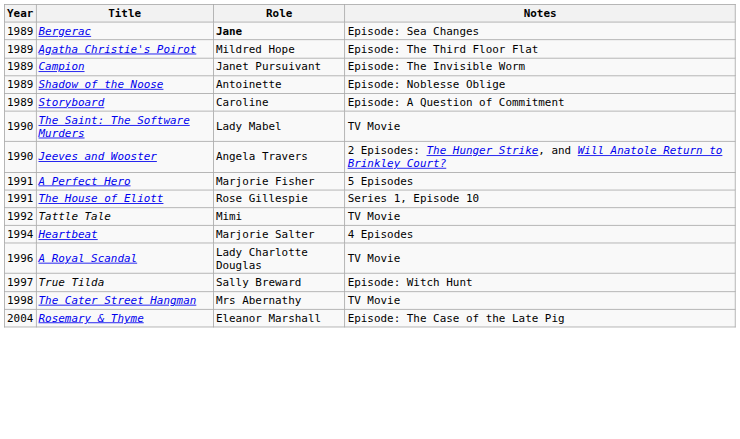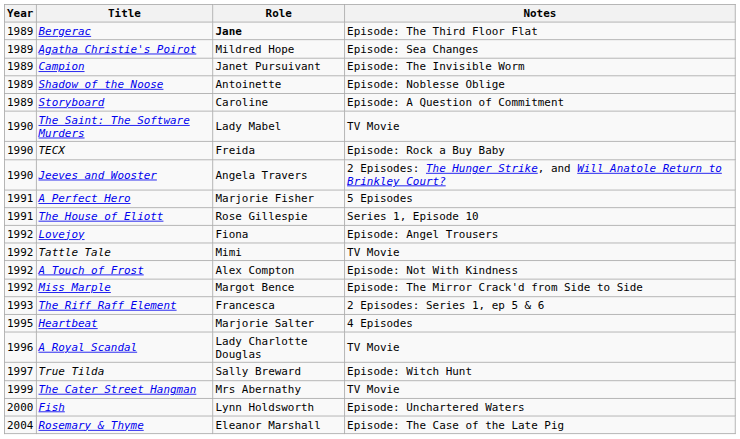(413, 31) Episode: Sea Changes -> (442, 31) Episode: The Third Floor Flat
(443, 49) Episode: The Third Floor Flat -> (413, 49) Episode: Sea Changes
+ row: (52, 151)
+ row: (62, 234)
+ row: (91, 270)
+ row: (75, 288)
+ row: (108, 305)
(20, 234) 1994 -> (20, 323) 1995
(20, 300) 1998 -> (20, 389) 1999
+ row: (52, 407)
